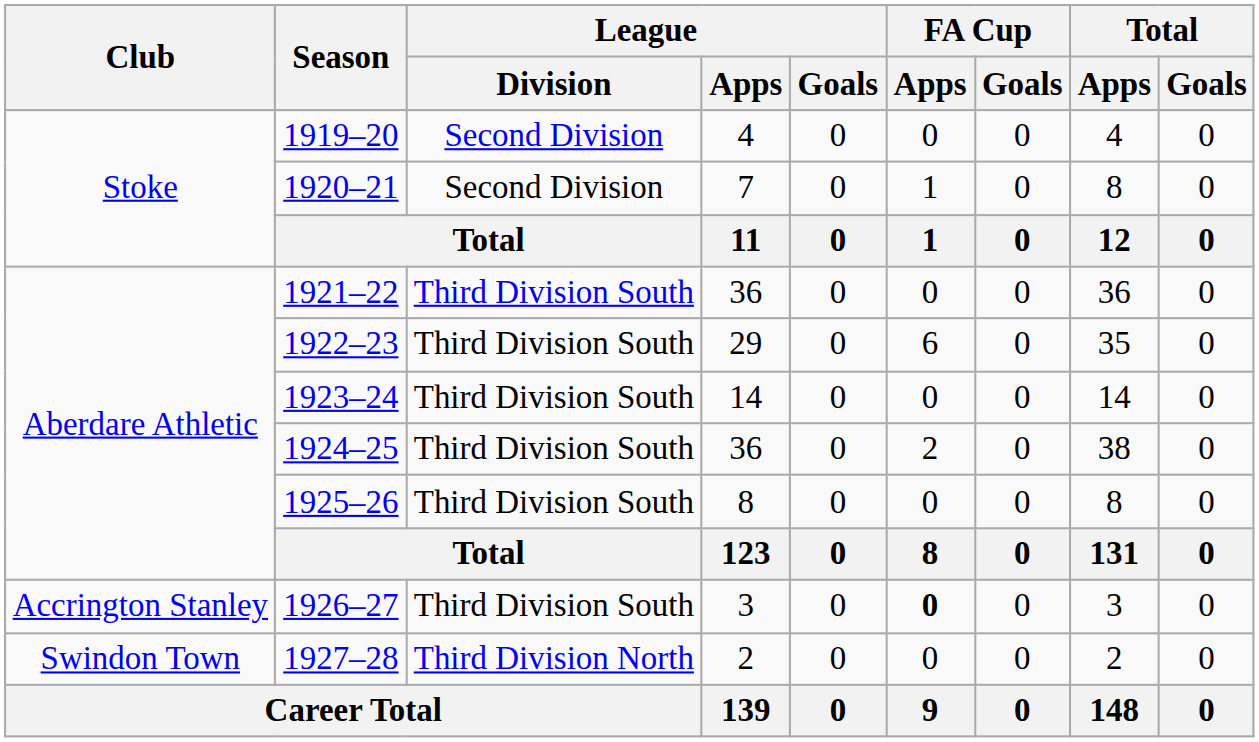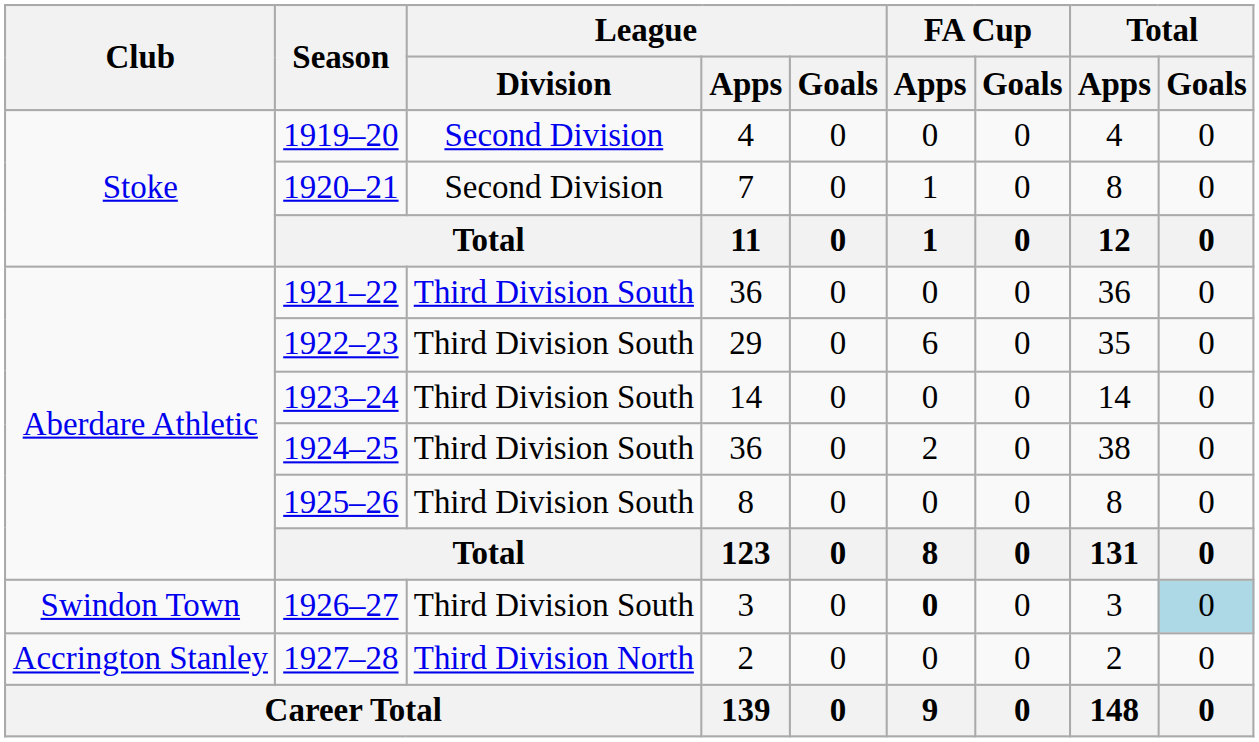(140, 605) Accrington Stanley -> (140, 605) Swindon Town
(1206, 605) no background -> (1206, 605) lightblue background
(140, 657) Swindon Town -> (140, 657) Accrington Stanley
